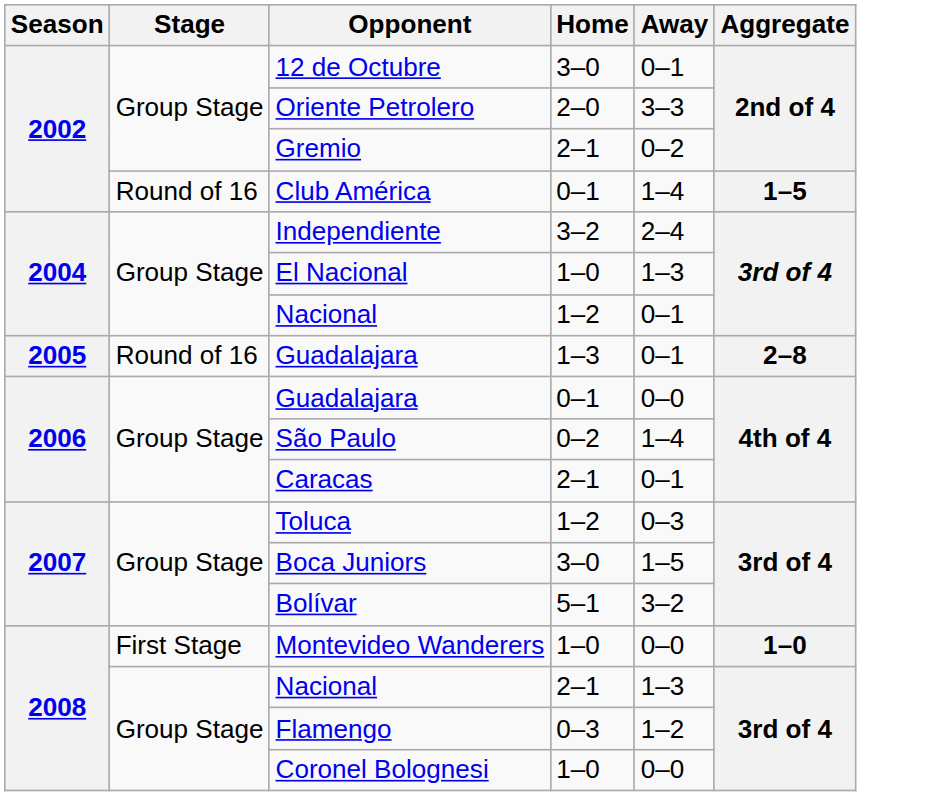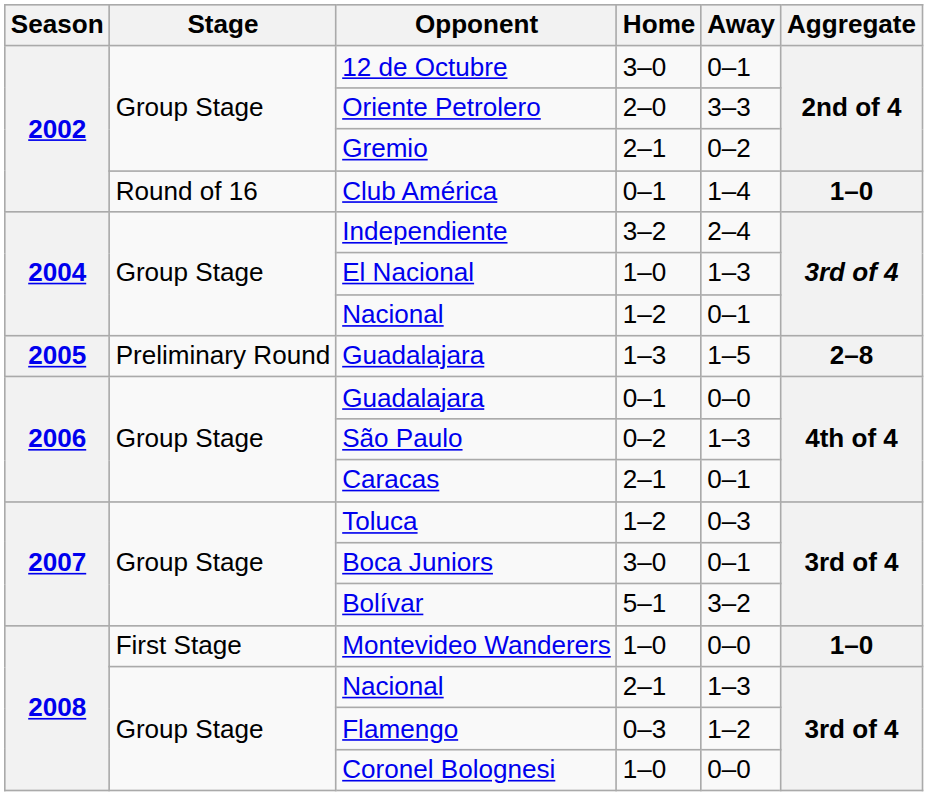(785, 190) 1–5 -> (852, 190) 1–0
(187, 356) Round of 16 -> (223, 356) Preliminary Round
(662, 356) 0–1 -> (729, 356) 1–5
(662, 438) 1–4 -> (729, 438) 1–3
(662, 562) 1–5 -> (729, 562) 0–1
